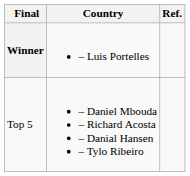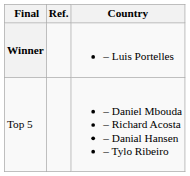columns swapped: (103, 13) <-> (172, 13)
